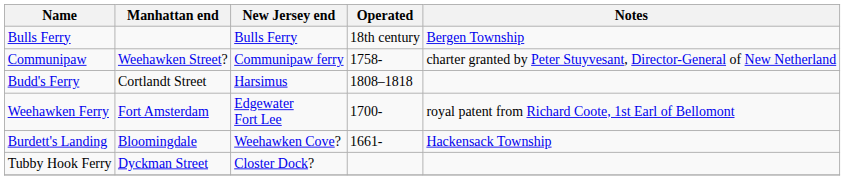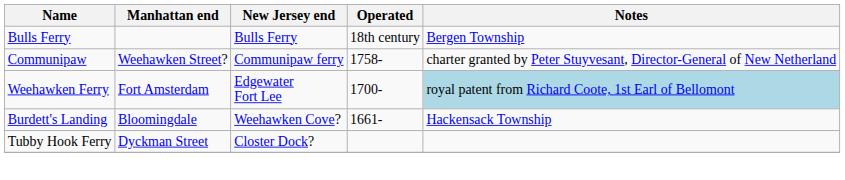- row: (44, 81)
(580, 111) no background -> (580, 89) lightblue background
